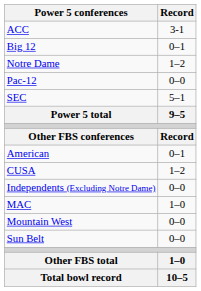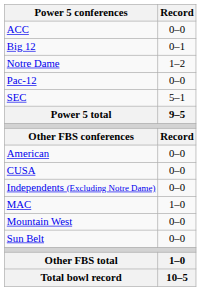(177, 30) 3-1 -> (177, 30) 0–0
(177, 153) 0–1 -> (177, 153) 0–0
(177, 170) 1–2 -> (177, 170) 0–0
